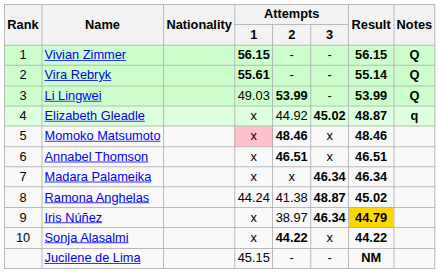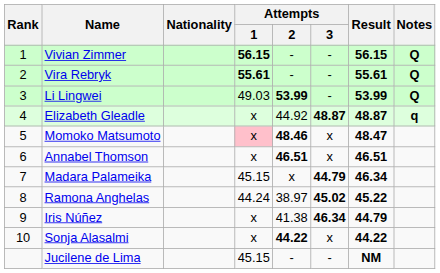(371, 75) 55.14 -> (371, 75) 55.61
(330, 116) 45.02 -> (330, 116) 48.87
(371, 136) 48.46 -> (371, 136) 48.47
(254, 177) x -> (254, 177) 45.15
(330, 177) 46.34 -> (330, 177) 44.79
(292, 197) 41.38 -> (292, 197) 38.97
(330, 197) 48.87 -> (330, 197) 45.02
(371, 197) 45.02 -> (371, 197) 45.22
(292, 217) 38.97 -> (292, 217) 41.38
(371, 217) gold background -> (371, 217) no background
